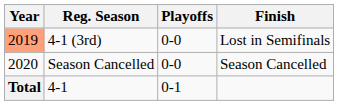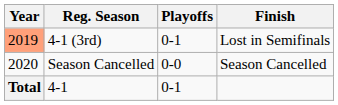(171, 40) 0-0 -> (171, 40) 0-1
